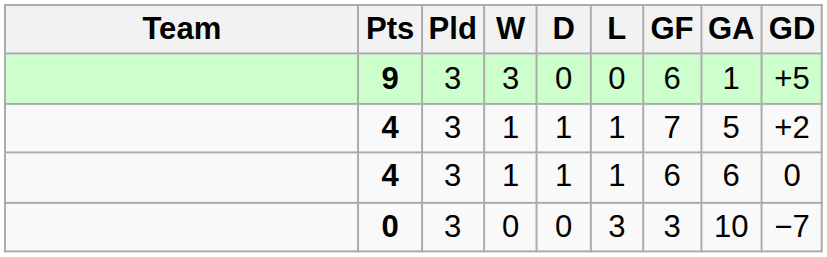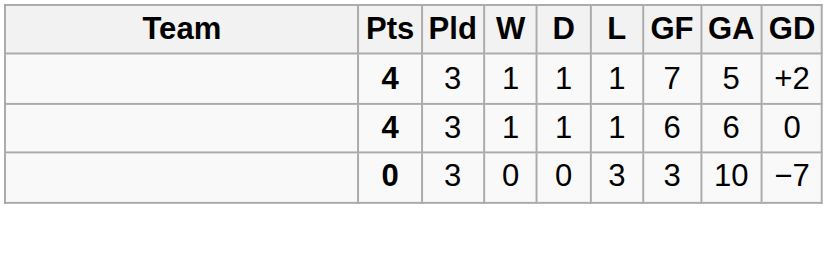- row: (390, 78)
